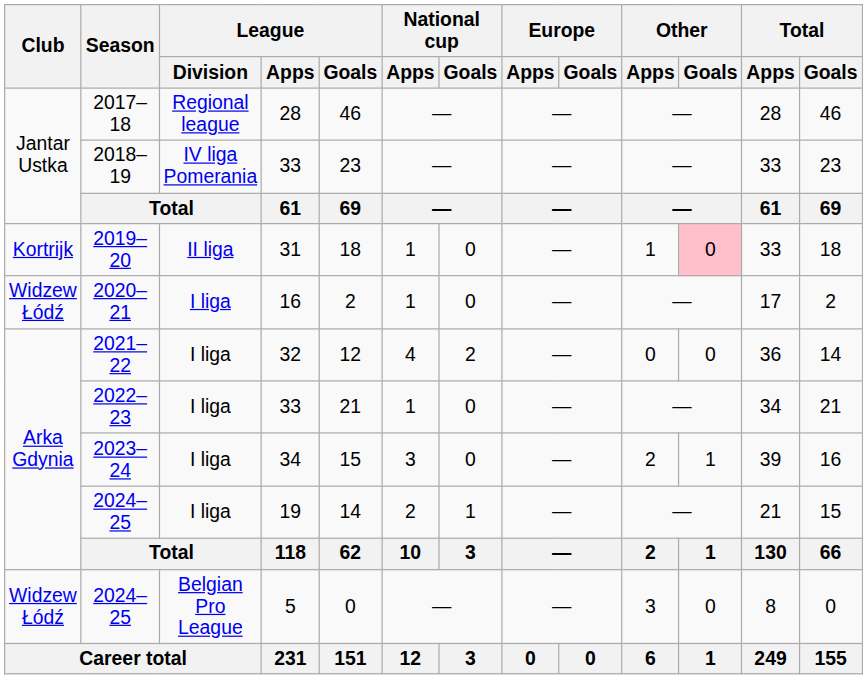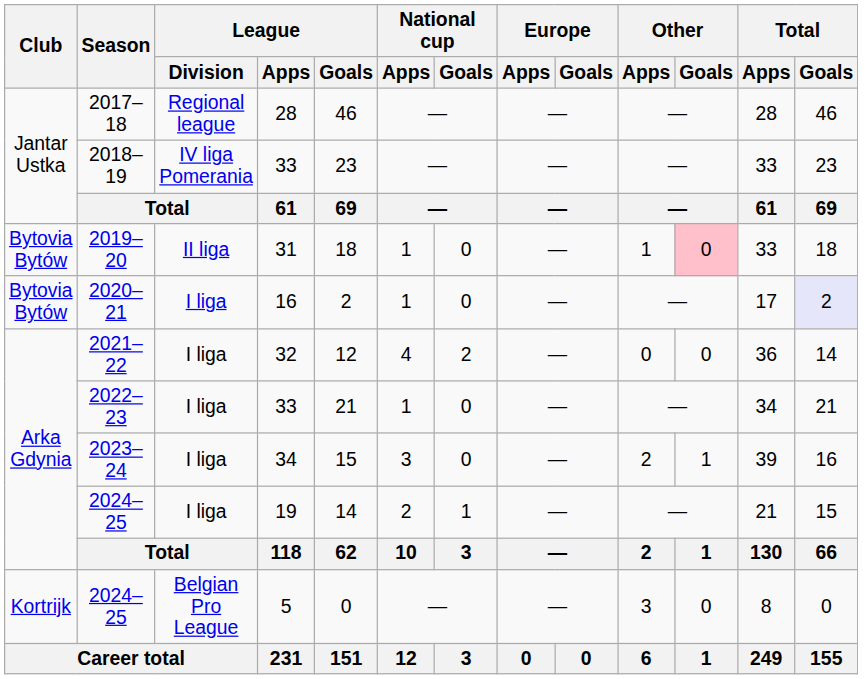(43, 249) Kortrijk -> (41, 249) Bytovia Bytów
(43, 302) Widzew Łódź -> (41, 302) Bytovia Bytów
(831, 302) no background -> (826, 302) lavender background
(43, 606) Widzew Łódź -> (41, 606) Kortrijk
